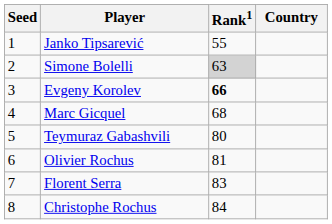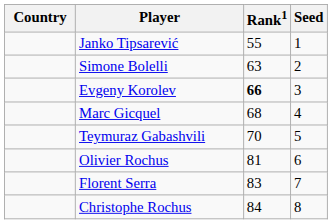columns swapped: (291, 18) <-> (23, 18)
(219, 66) lightgrey background -> (254, 66) no background
(219, 136) 80 -> (254, 136) 70
